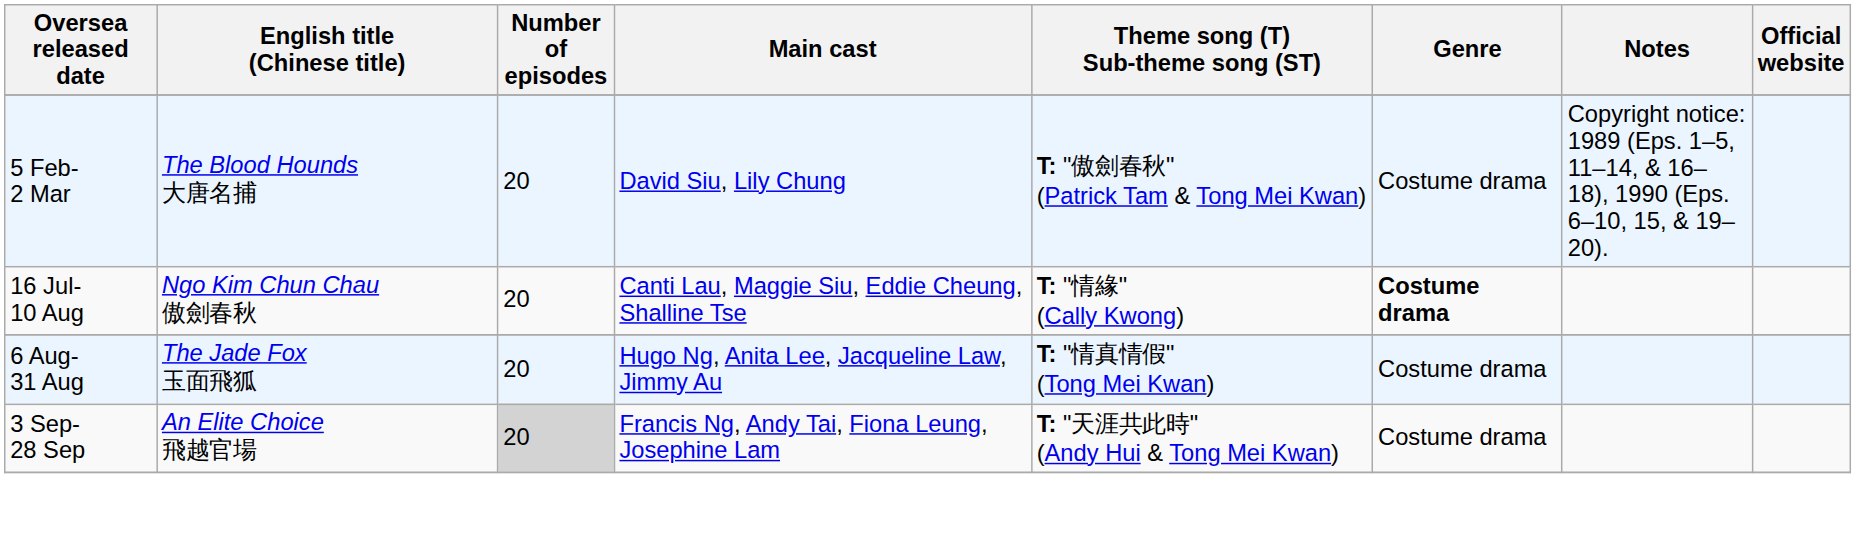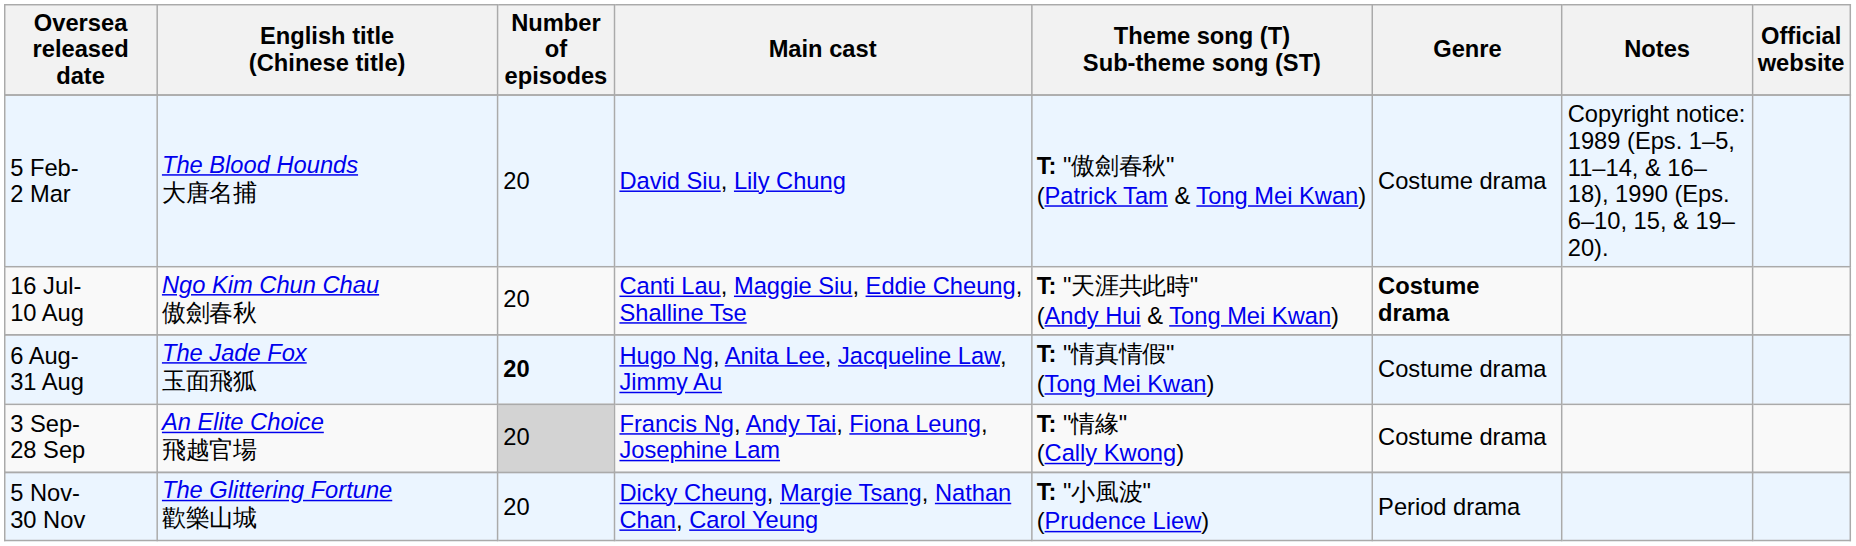(1110, 301) T: "情緣" (Cally Kwong) -> (1188, 301) T: "天涯共此時" (Andy Hui & Tong Mei Kwan)
(516, 369) normal -> (516, 369) bold
(1188, 438) T: "天涯共此時" (Andy Hui & Tong Mei Kwan) -> (1110, 438) T: "情緣" (Cally Kwong)
+ row: (48, 506)
